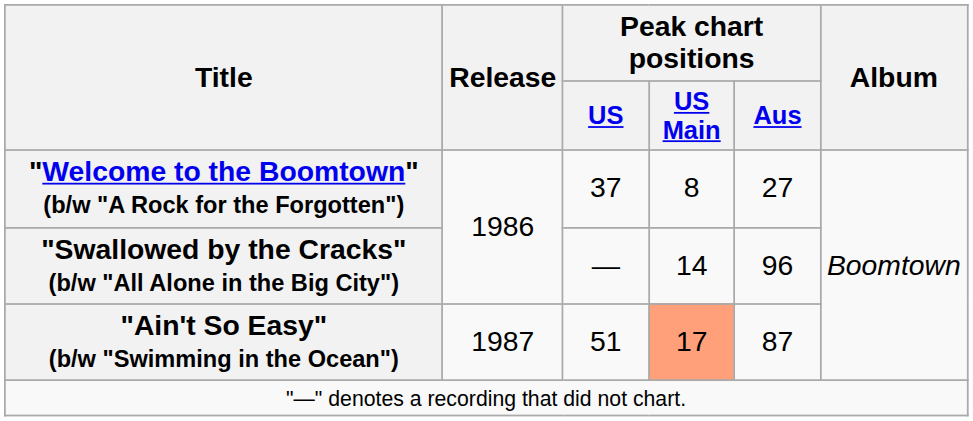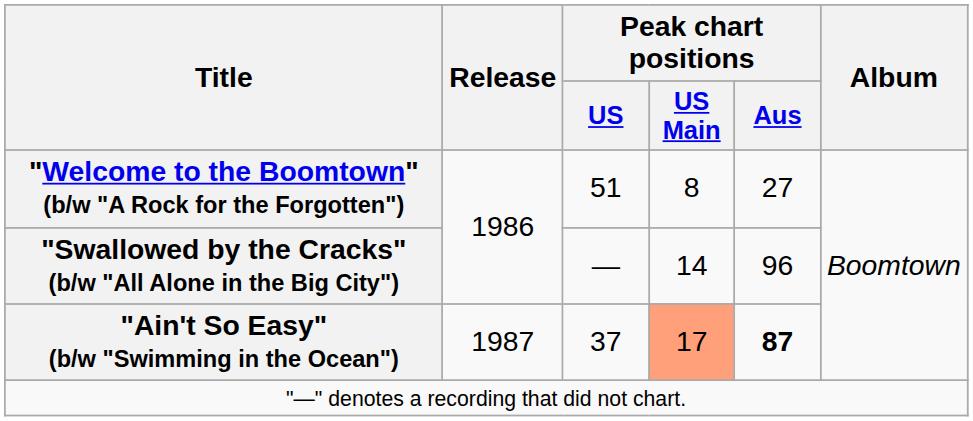(606, 188) 37 -> (606, 188) 51
(606, 341) 51 -> (606, 341) 37
(777, 341) normal -> (777, 341) bold
